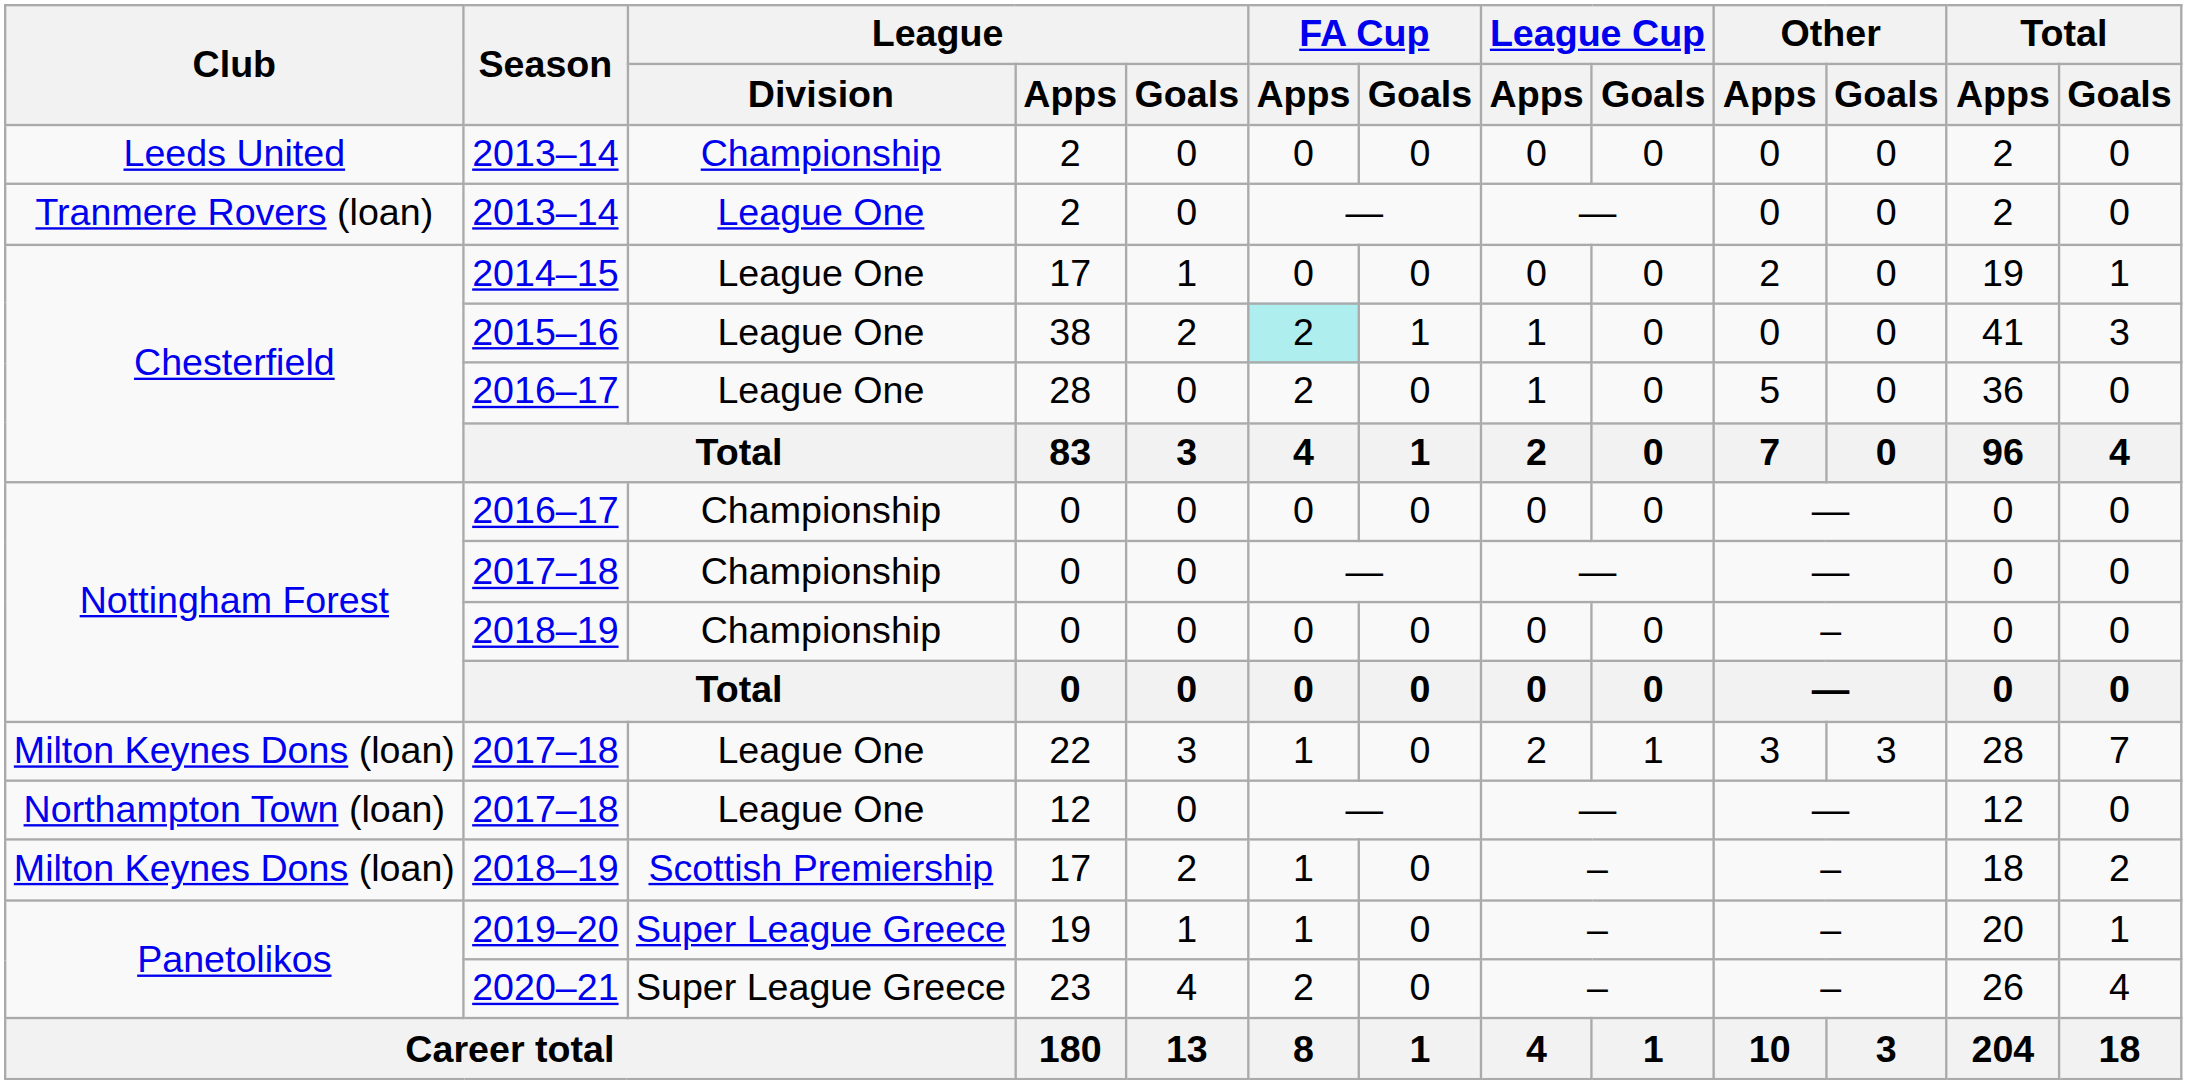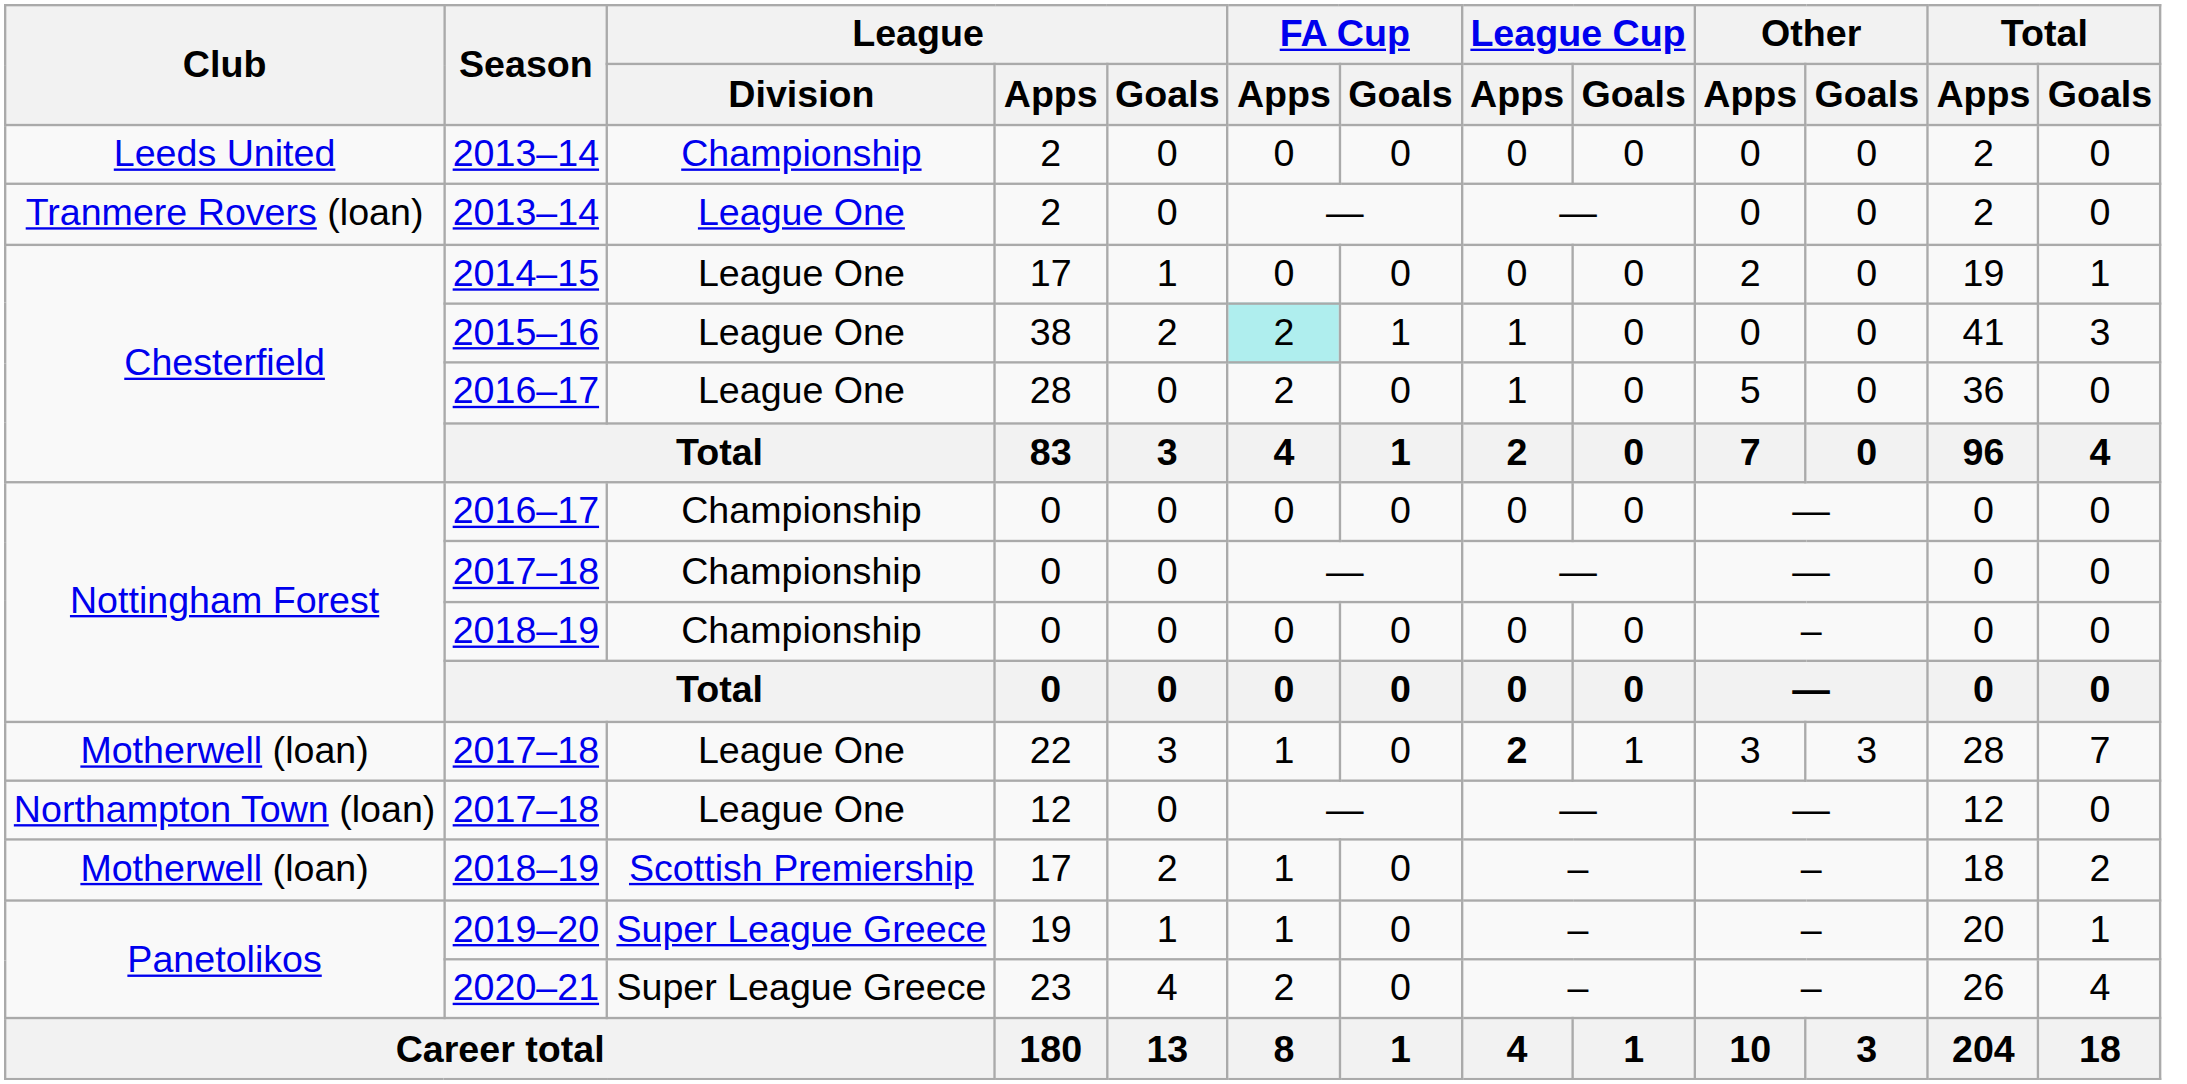(234, 749) Milton Keynes Dons (loan) -> (225, 749) Motherwell (loan)
(1537, 749) normal -> (1517, 749) bold
(234, 869) Milton Keynes Dons (loan) -> (225, 869) Motherwell (loan)
